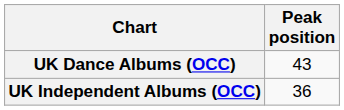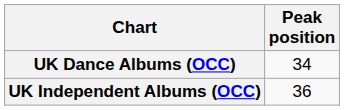(302, 64) 43 -> (302, 64) 34
